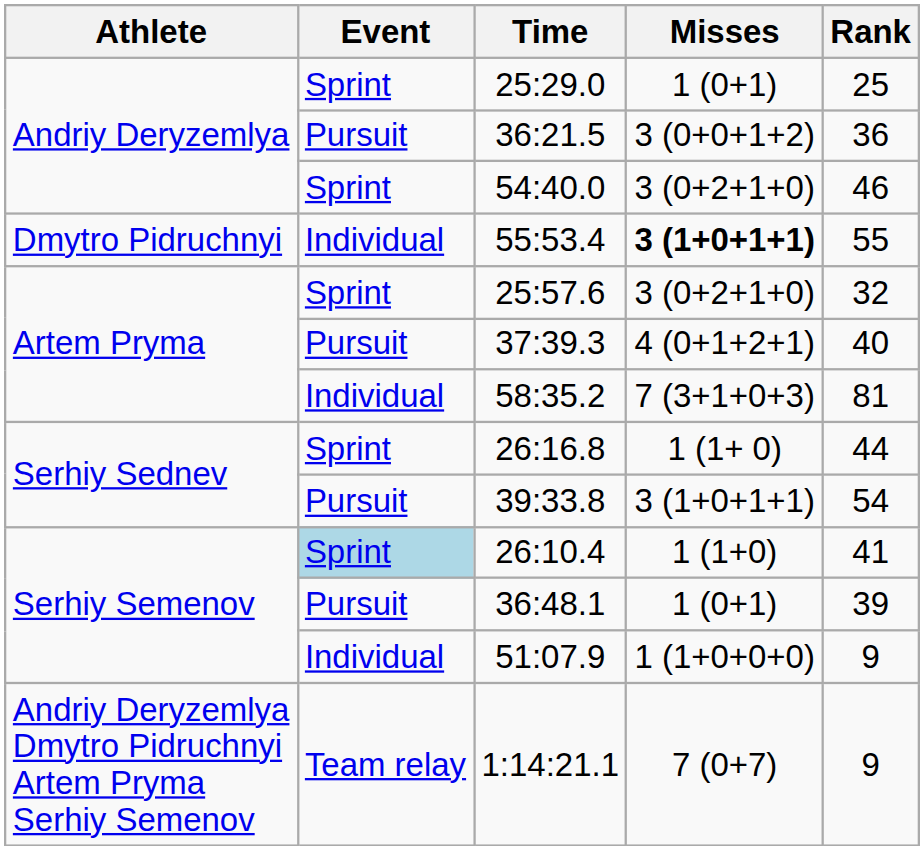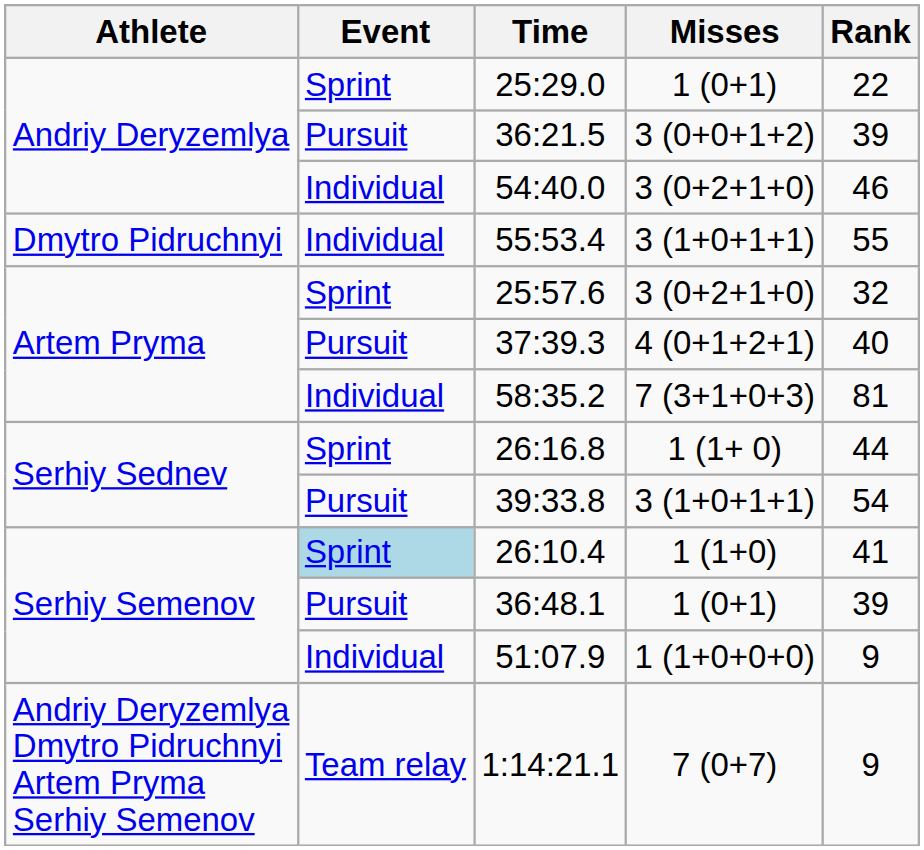(871, 84) 25 -> (871, 84) 22
(871, 136) 36 -> (871, 136) 39
(348, 188) Sprint -> (375, 188) Individual
(725, 240) bold -> (725, 240) normal
